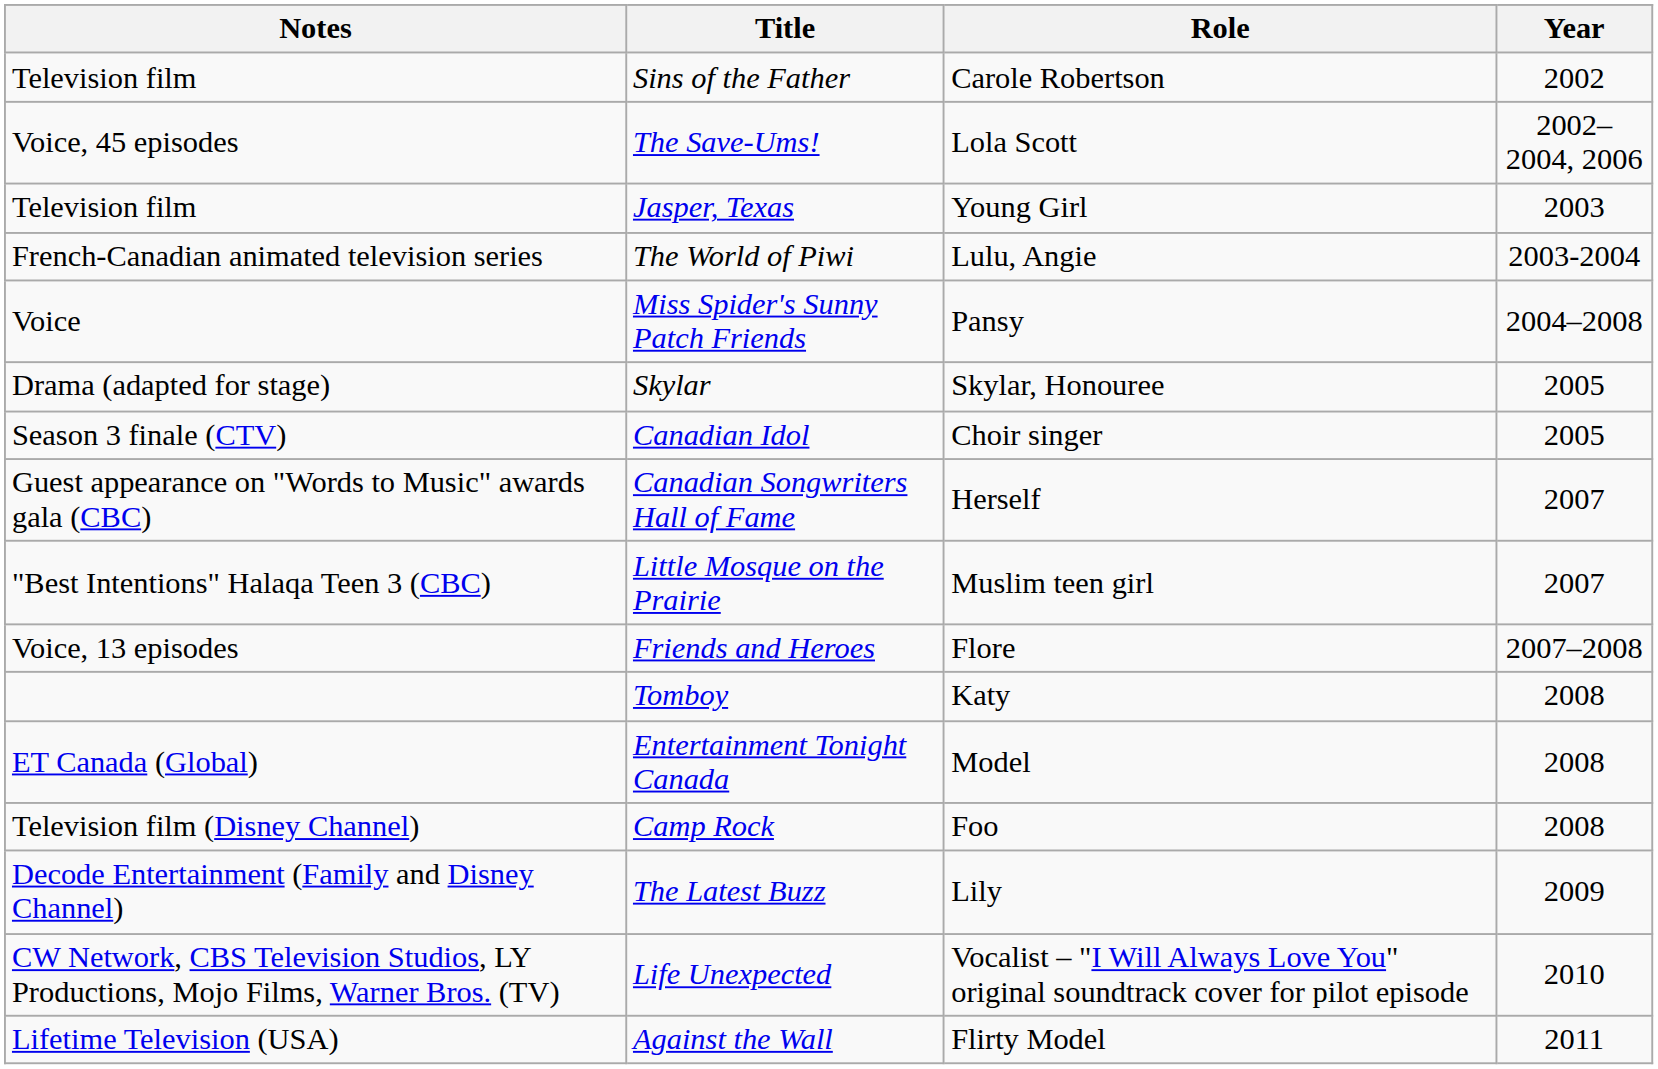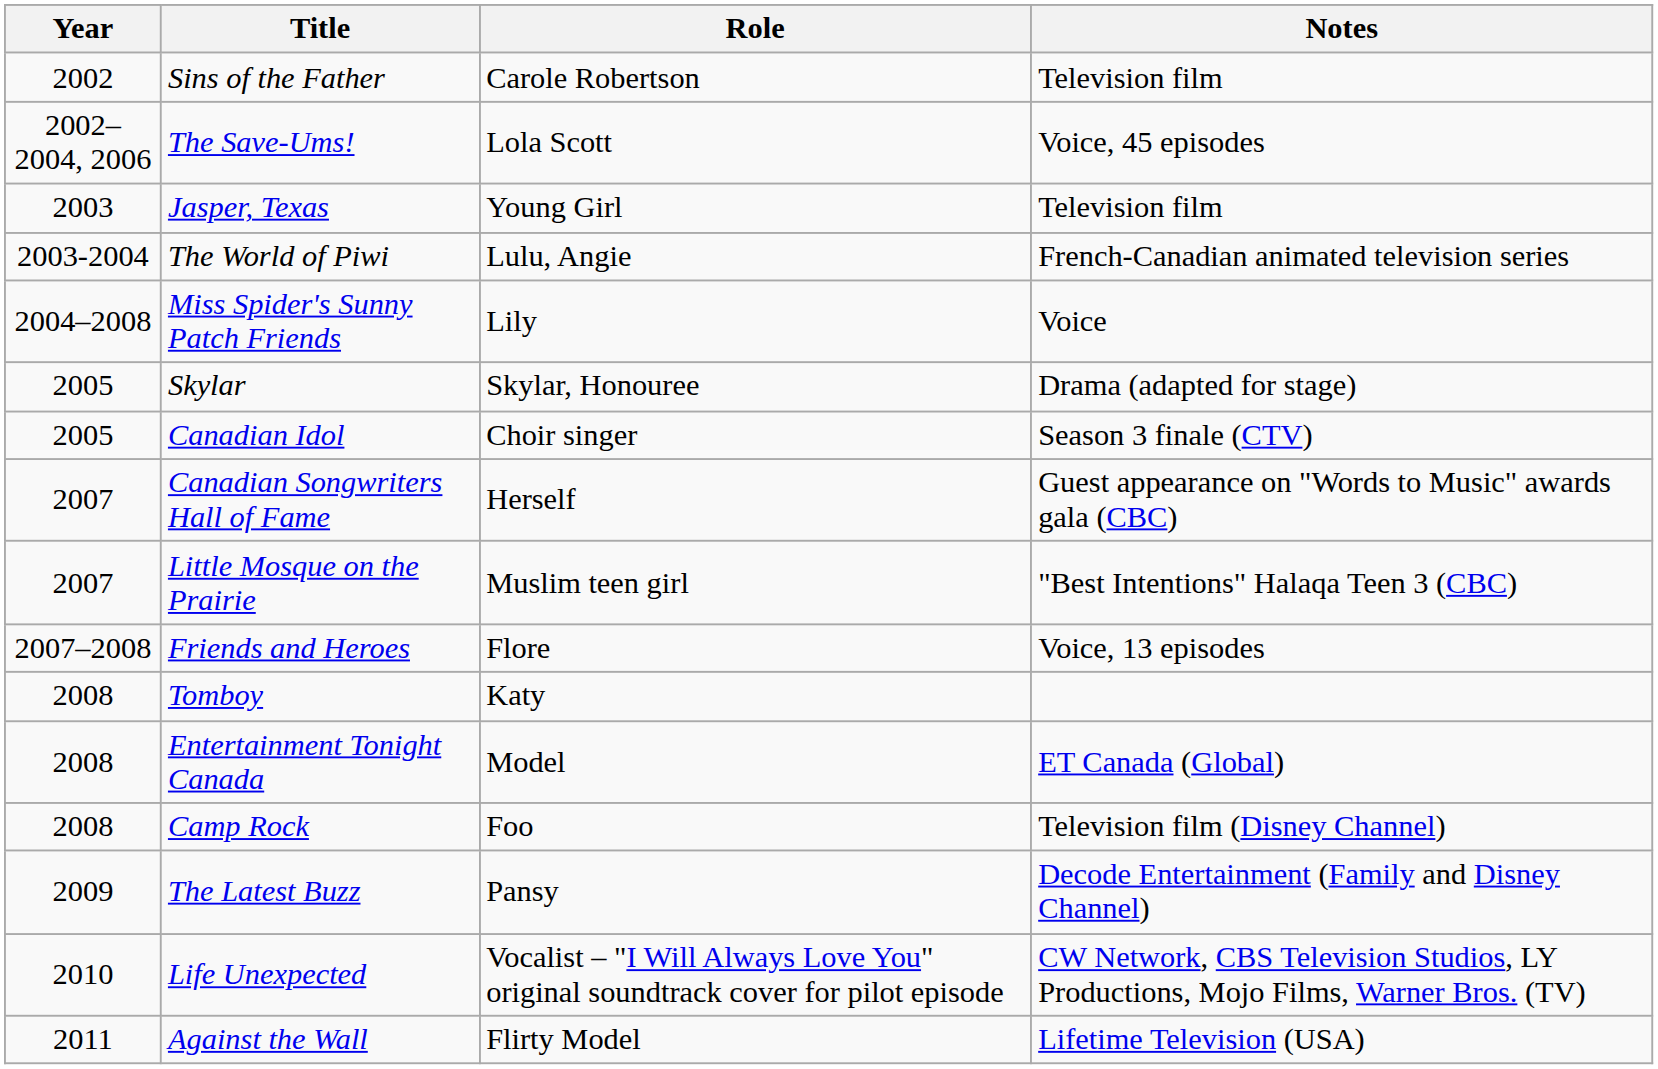columns swapped: (1574, 28) <-> (315, 28)
(988, 320) Pansy -> (512, 320) Lily
(977, 891) Lily -> (523, 891) Pansy
